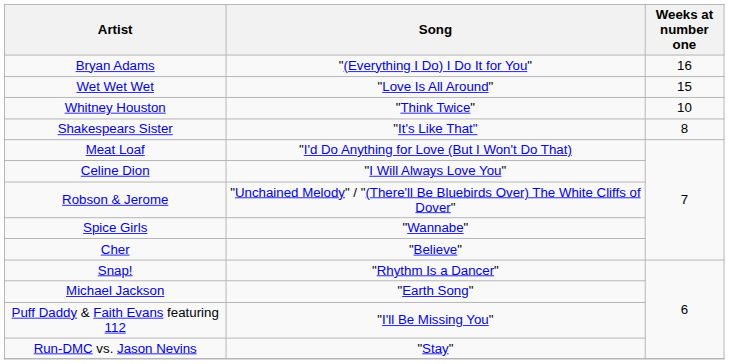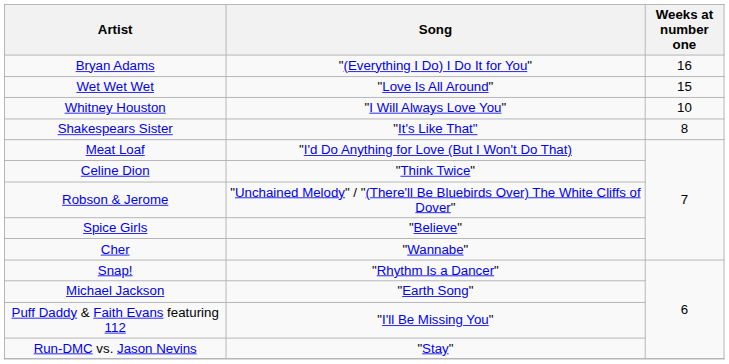(435, 108) "Think Twice" -> (435, 108) "I Will Always Love You"
(435, 171) "I Will Always Love You" -> (435, 171) "Think Twice"
(435, 228) "Wannabe" -> (435, 228) "Believe"
(435, 249) "Believe" -> (435, 249) "Wannabe"
